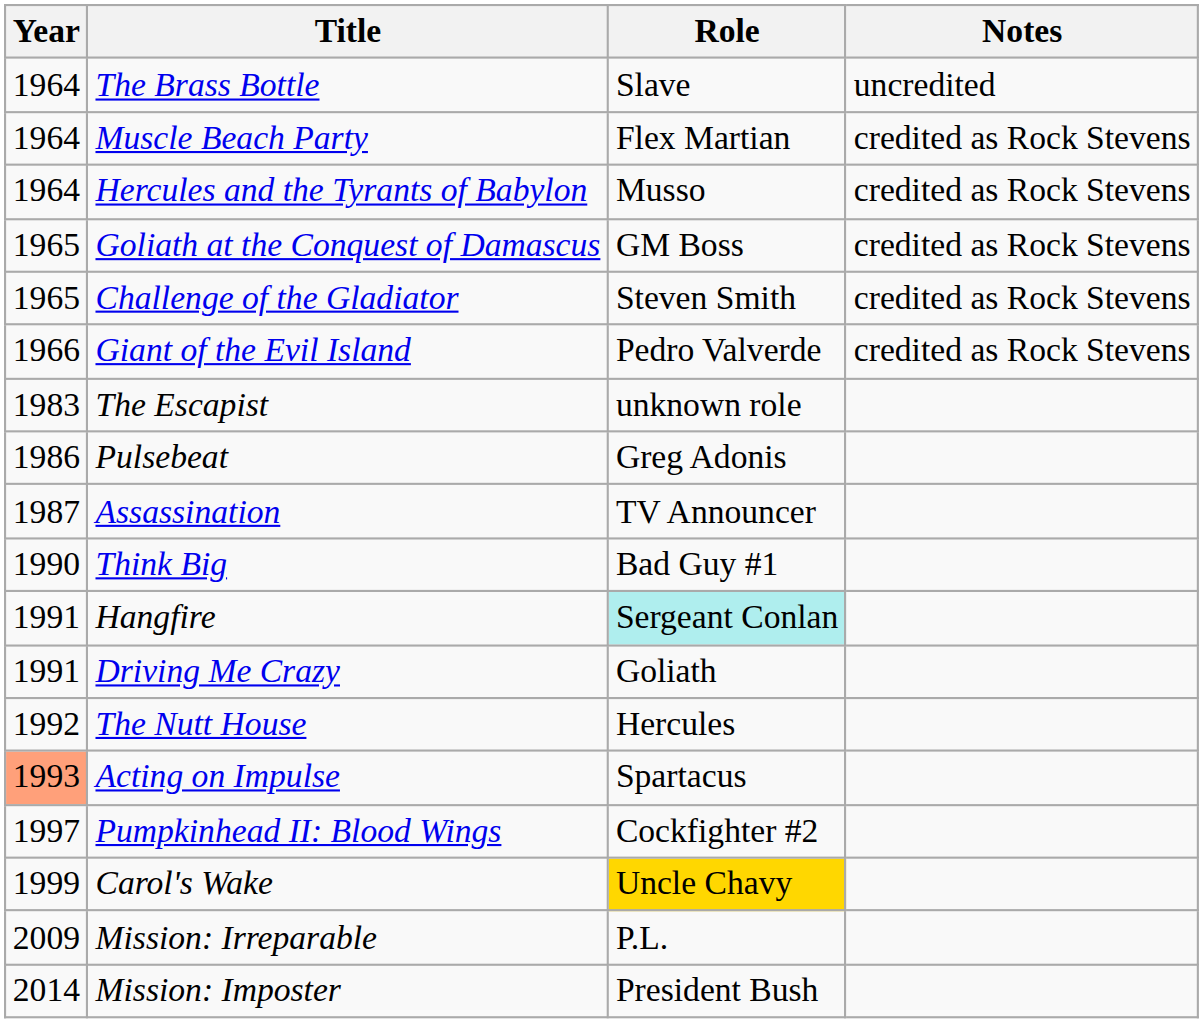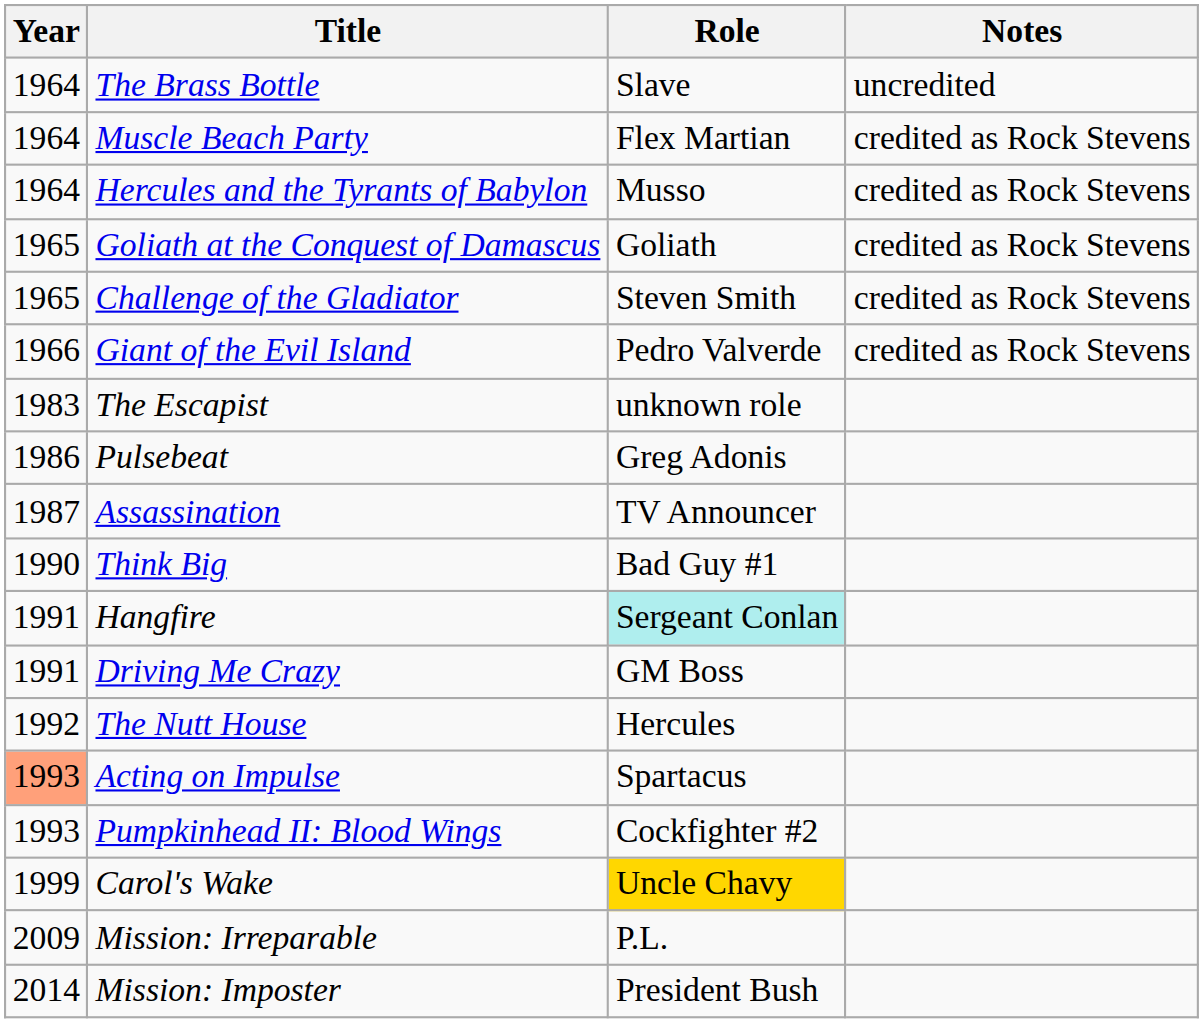(680, 244) GM Boss -> (666, 244) Goliath
(666, 670) Goliath -> (680, 670) GM Boss
(46, 830) 1997 -> (46, 830) 1993
